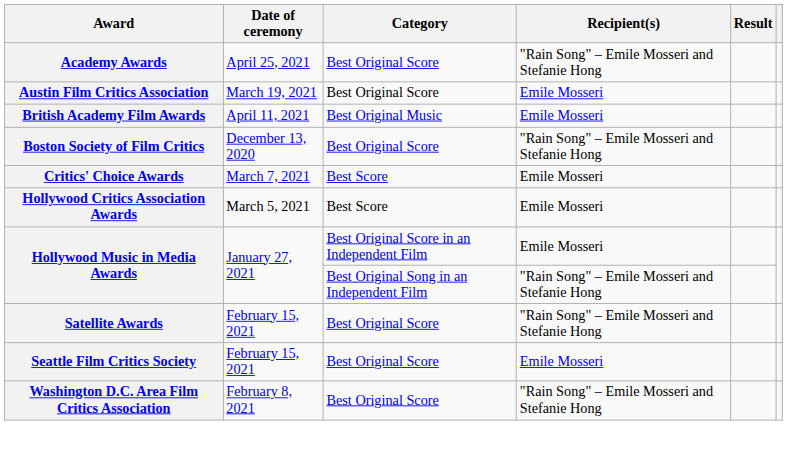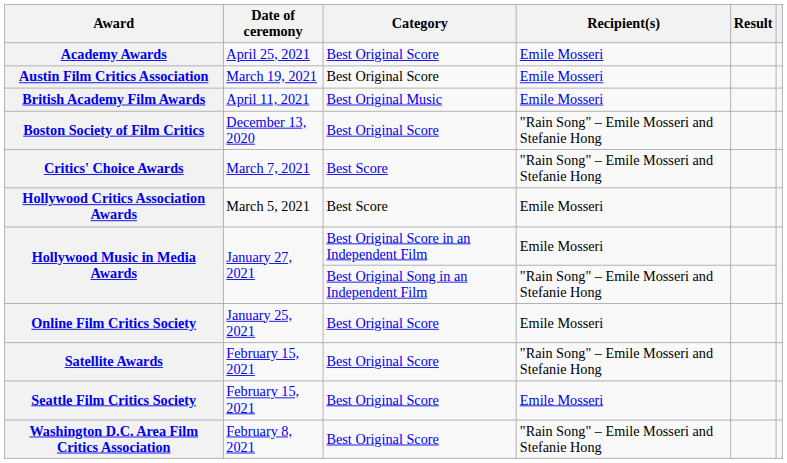(616, 62) "Rain Song" – Emile Mosseri and Stefanie Hong -> (562, 54) Emile Mosseri
(562, 176) Emile Mosseri -> (616, 168) "Rain Song" – Emile Mosseri and Stefanie Hong
+ row: (114, 323)
